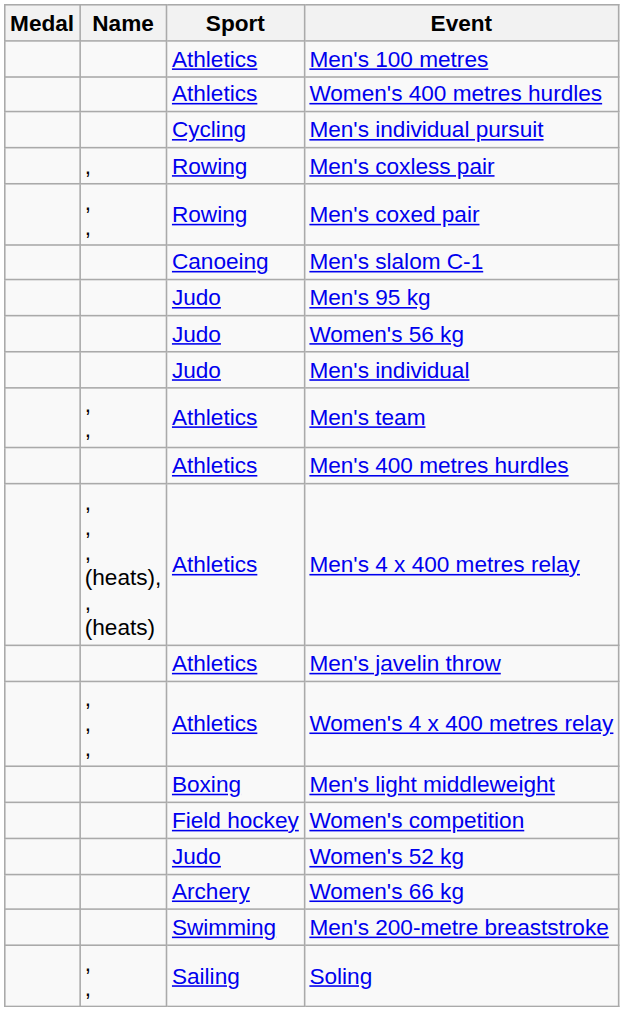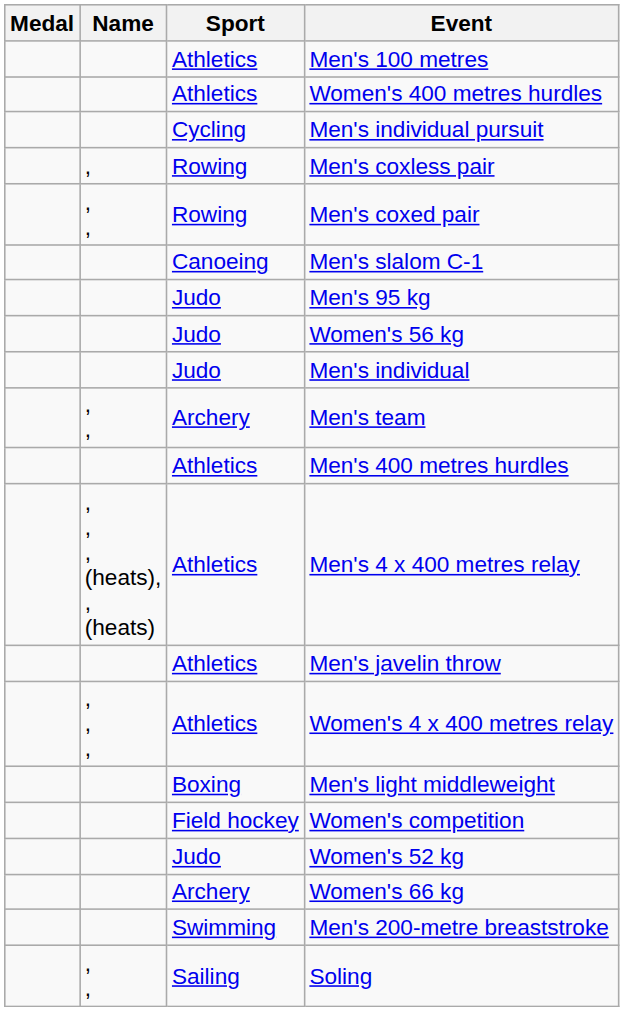(215, 418) Athletics -> (211, 418) Archery
